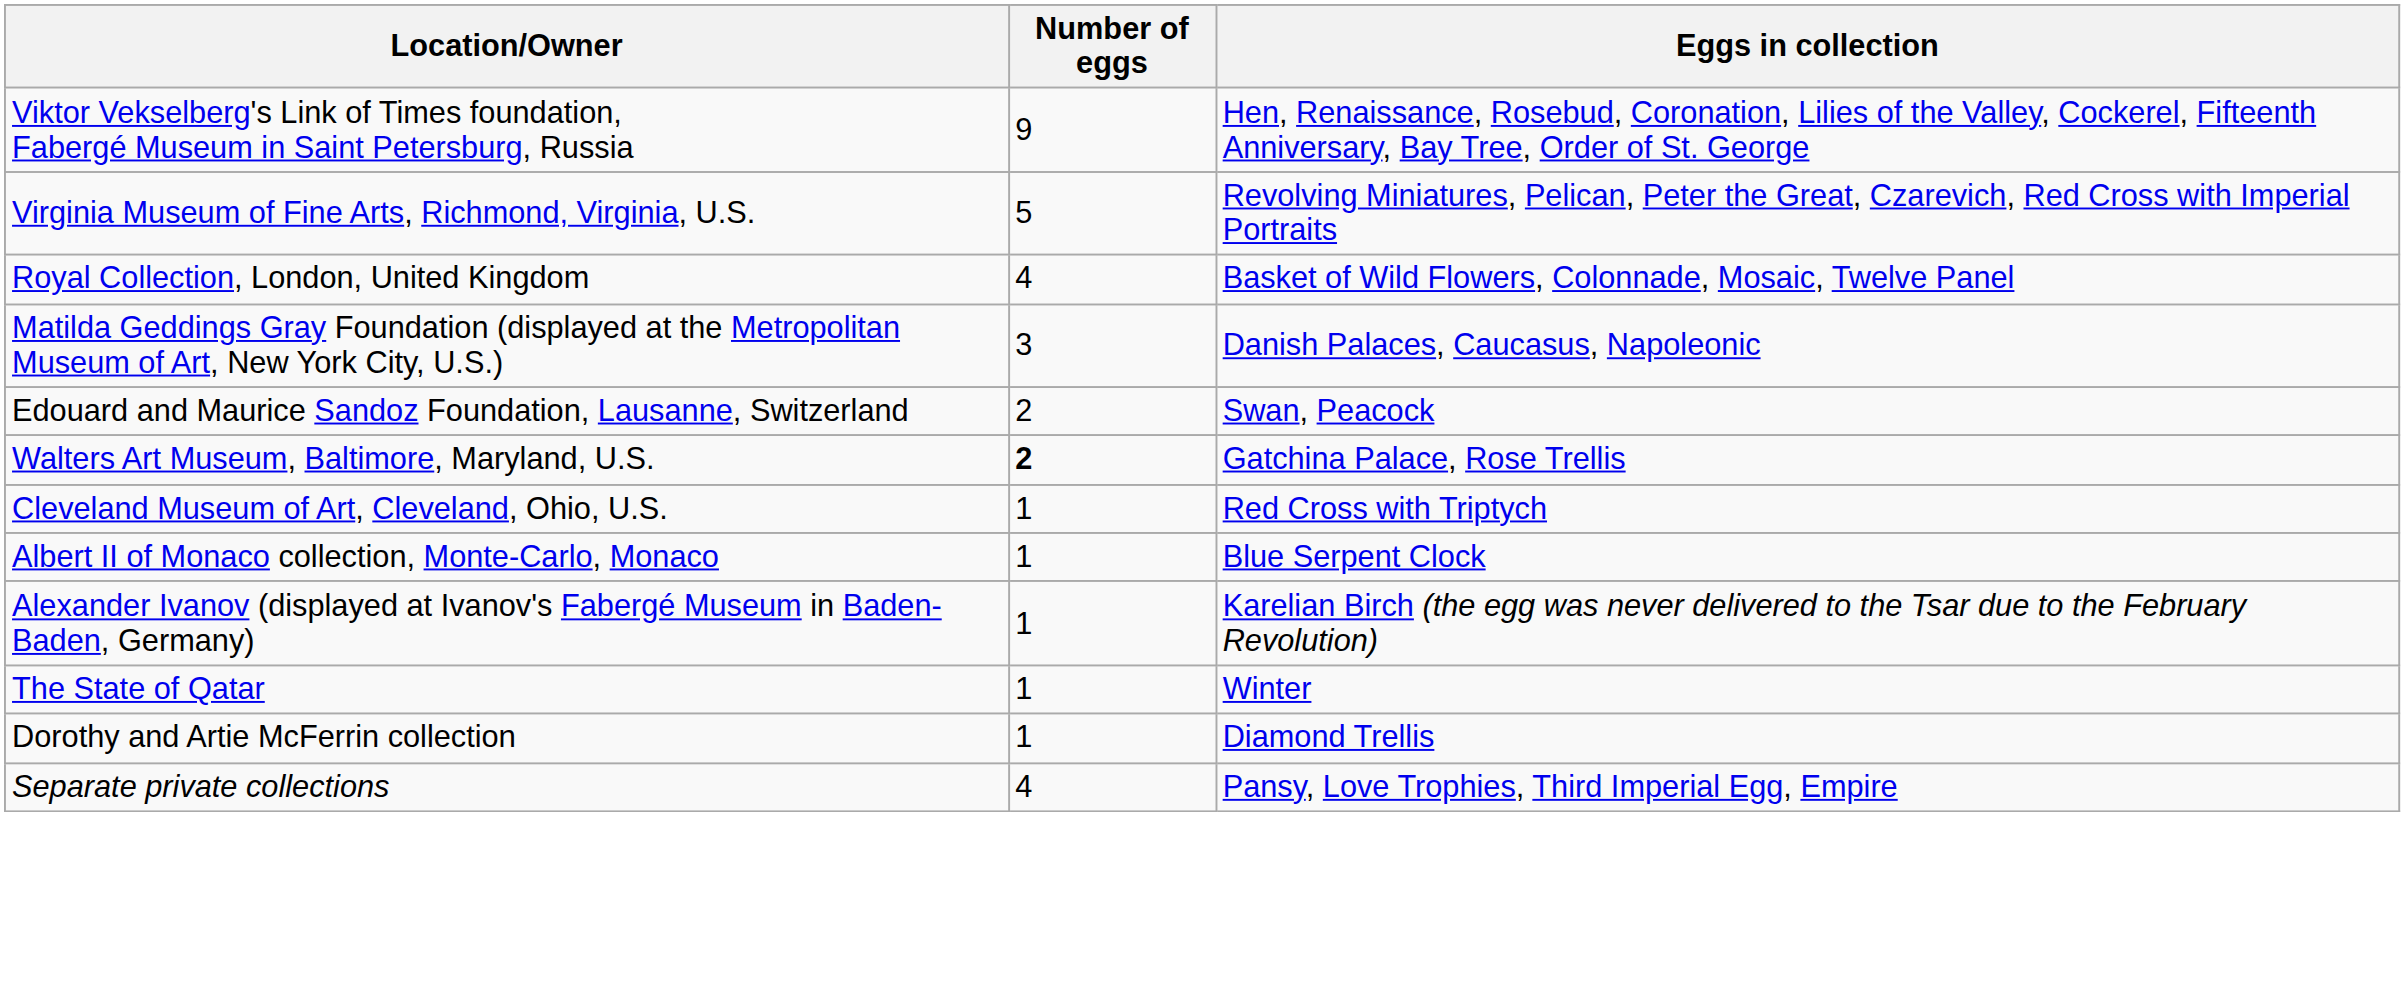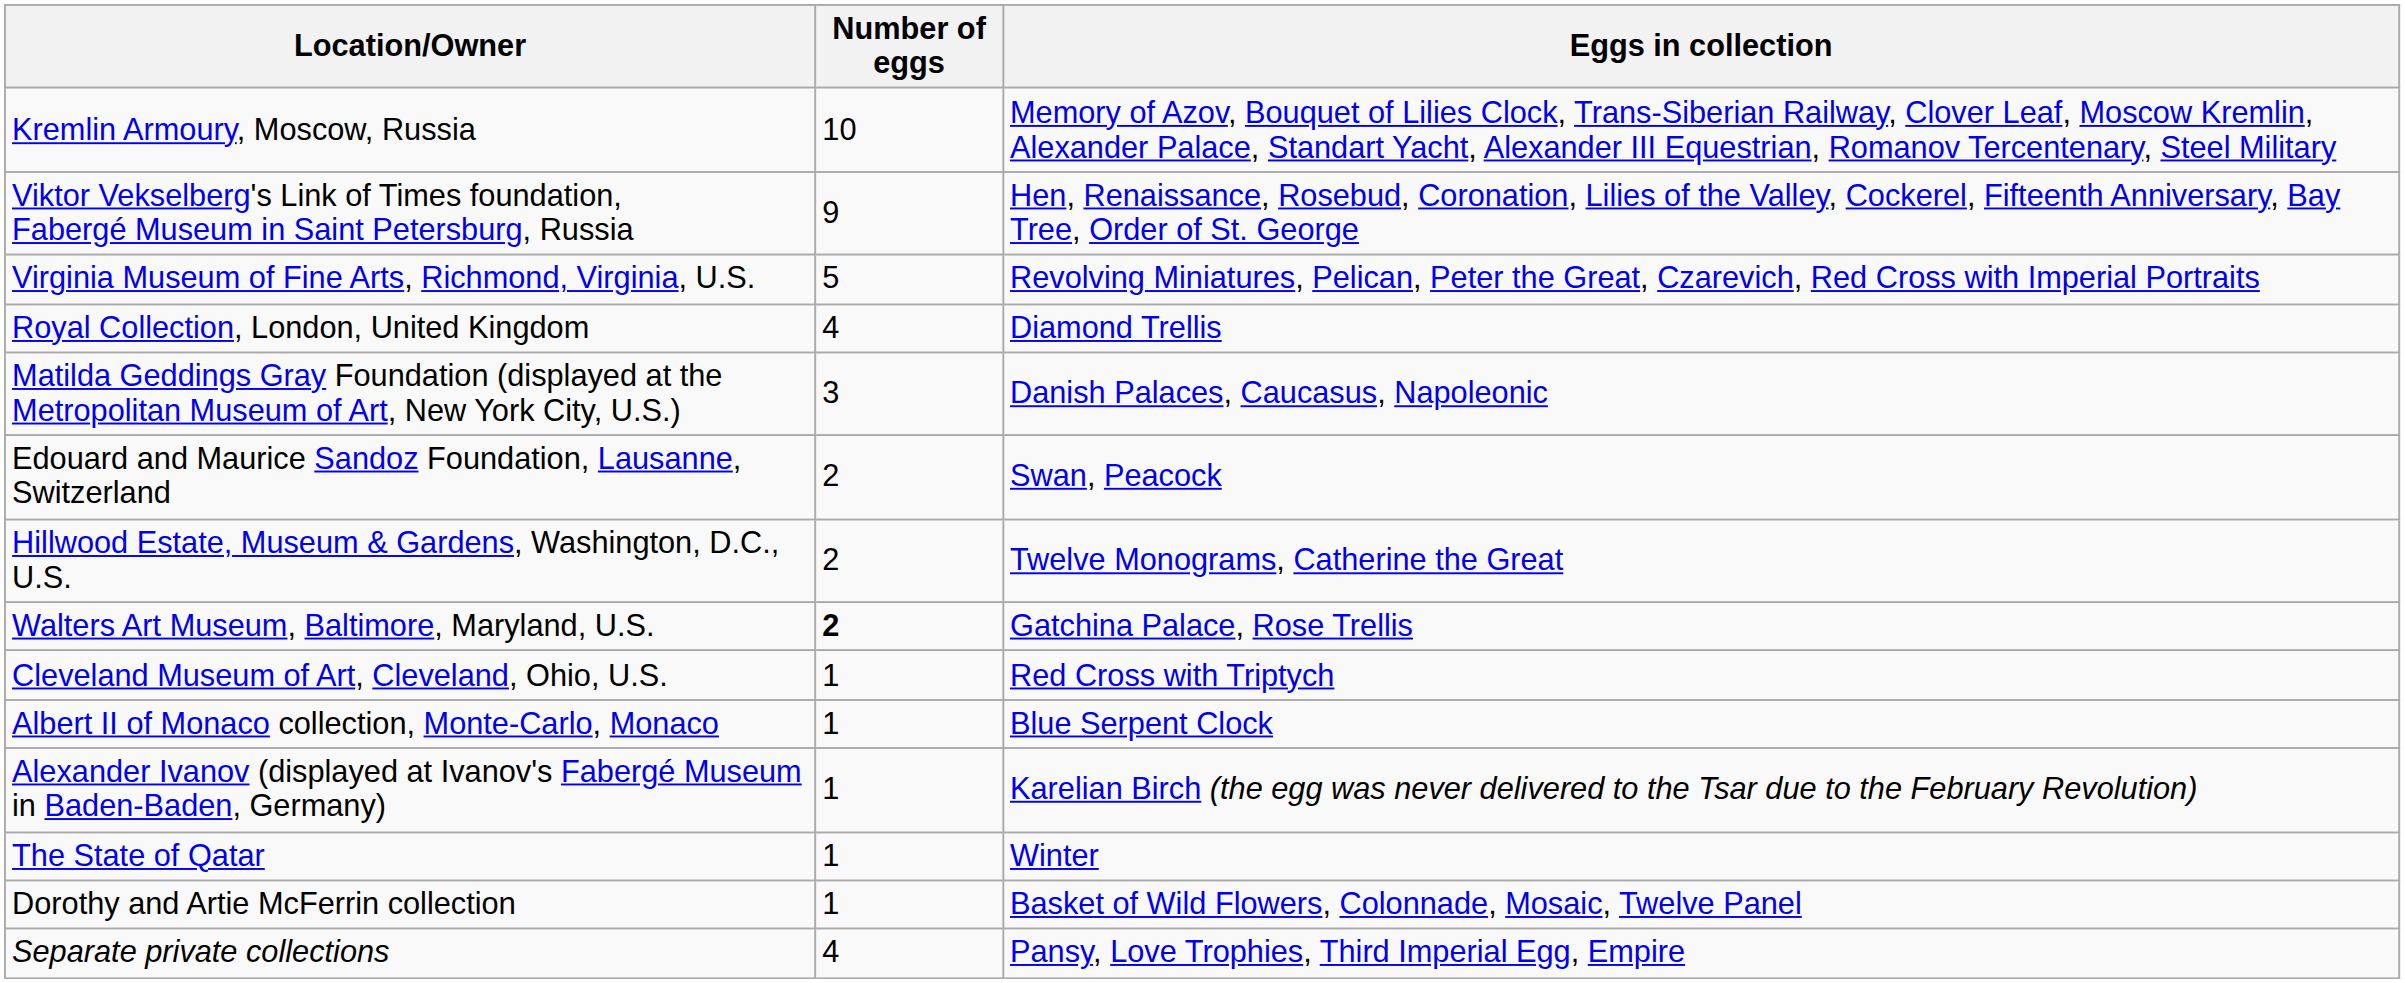+ row: (244, 129)
(1619, 278) Basket of Wild Flowers, Colonnade, Mosaic, Twelve Panel -> (1116, 327) Diamond Trellis
+ row: (396, 559)
(1329, 737) Diamond Trellis -> (1406, 904) Basket of Wild Flowers, Colonnade, Mosaic, Twelve Panel
